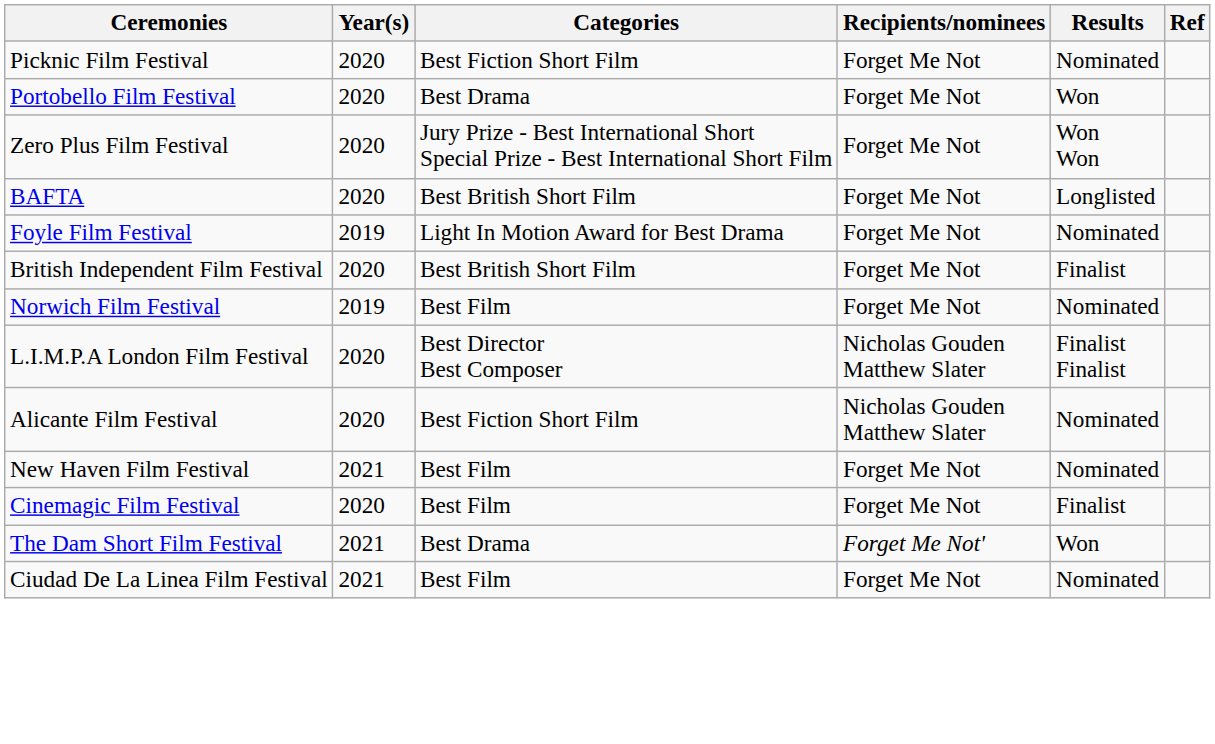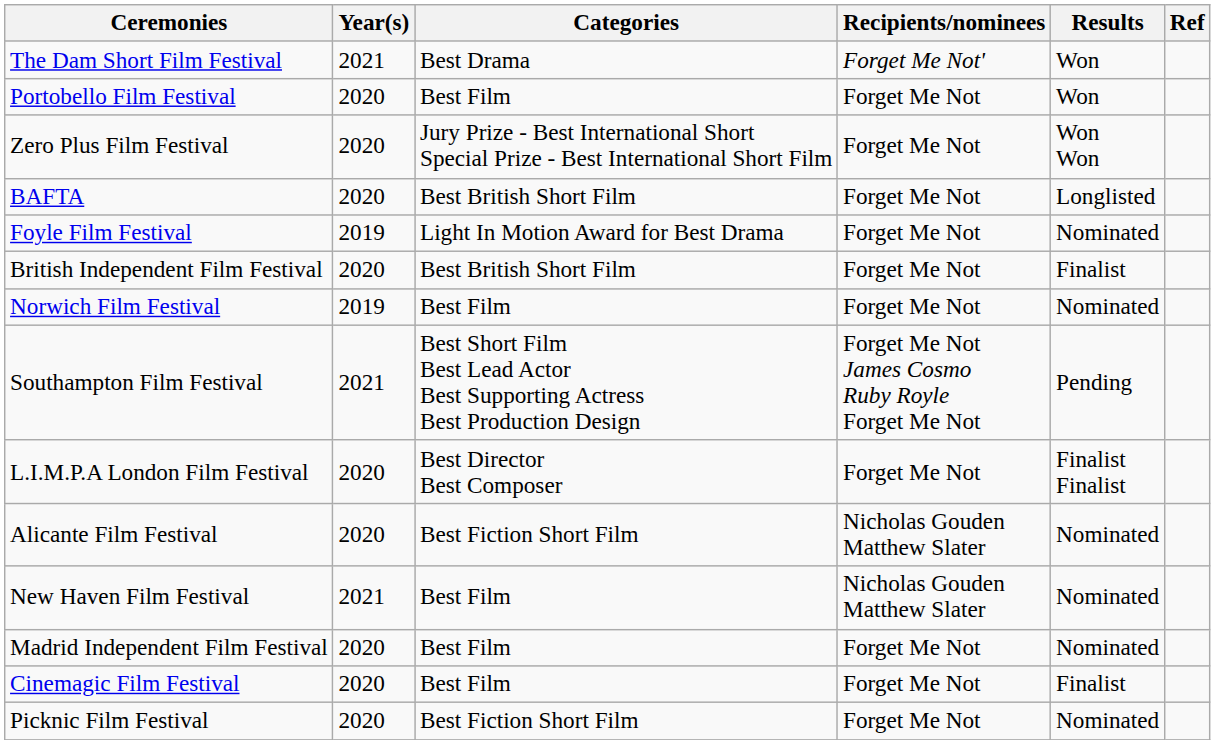rows swapped: (146, 542) <-> (109, 59)
(475, 96) Best Drama -> (465, 96) Best Film
+ row: (136, 382)
(924, 356) Nicholas Gouden Matthew Slater -> (912, 471) Forget Me Not
(912, 469) Forget Me Not -> (924, 597) Nicholas Gouden Matthew Slater
+ row: (169, 647)
- row: (169, 579)
